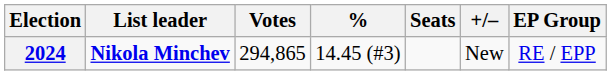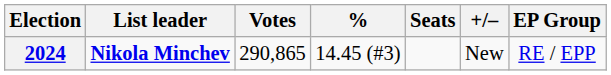(273, 53) 294,865 -> (273, 53) 290,865
